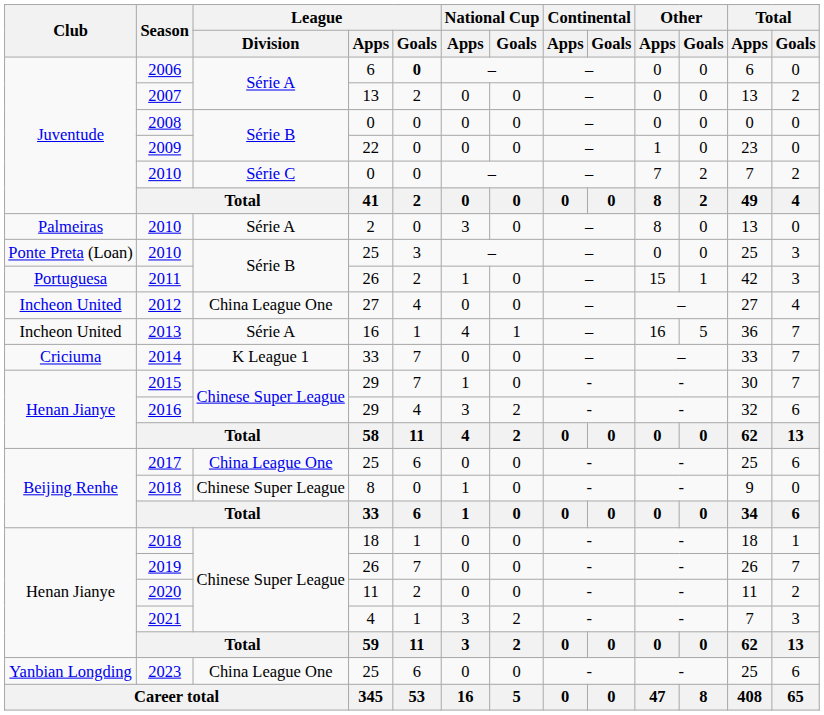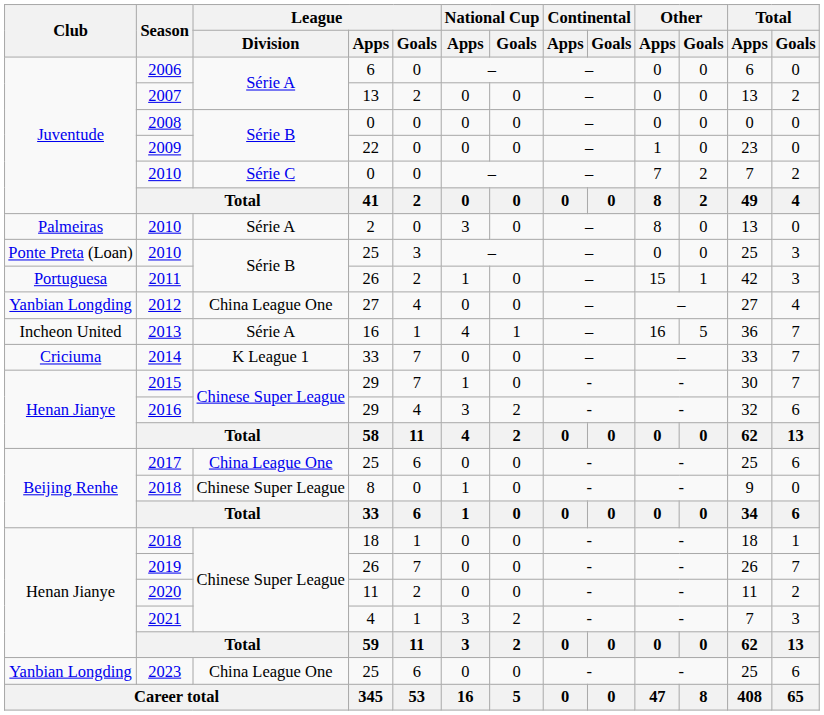(417, 69) bold -> (417, 69) normal
(71, 305) Incheon United -> (71, 305) Yanbian Longding
